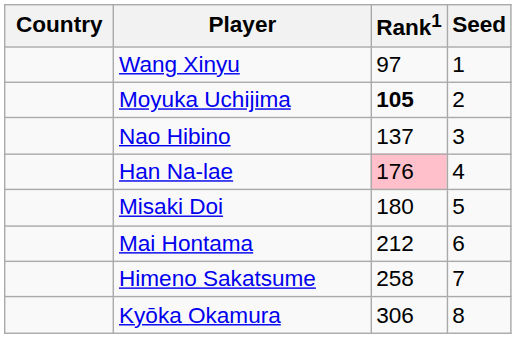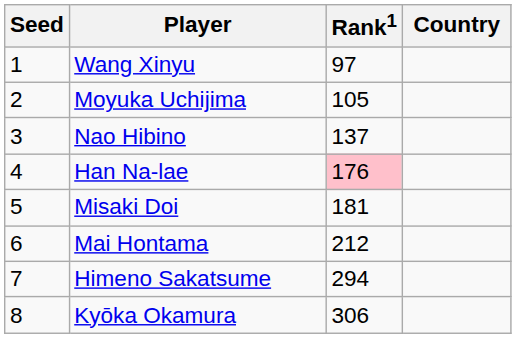columns swapped: (59, 25) <-> (479, 25)
(395, 100) bold -> (350, 100) normal
(395, 207) 180 -> (350, 207) 181
(395, 278) 258 -> (350, 278) 294
